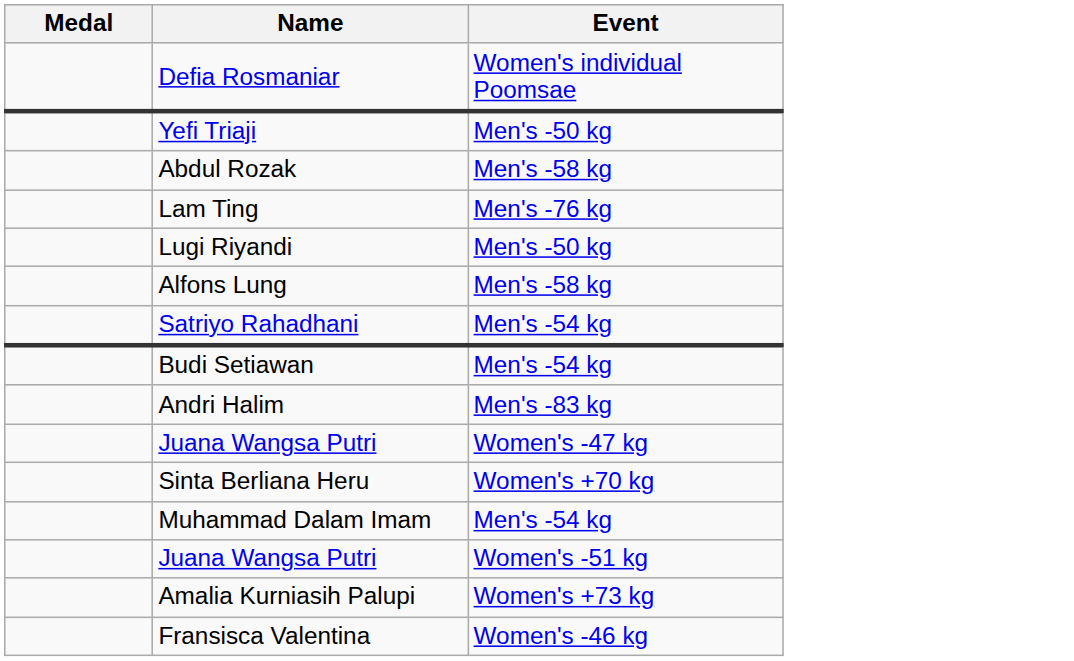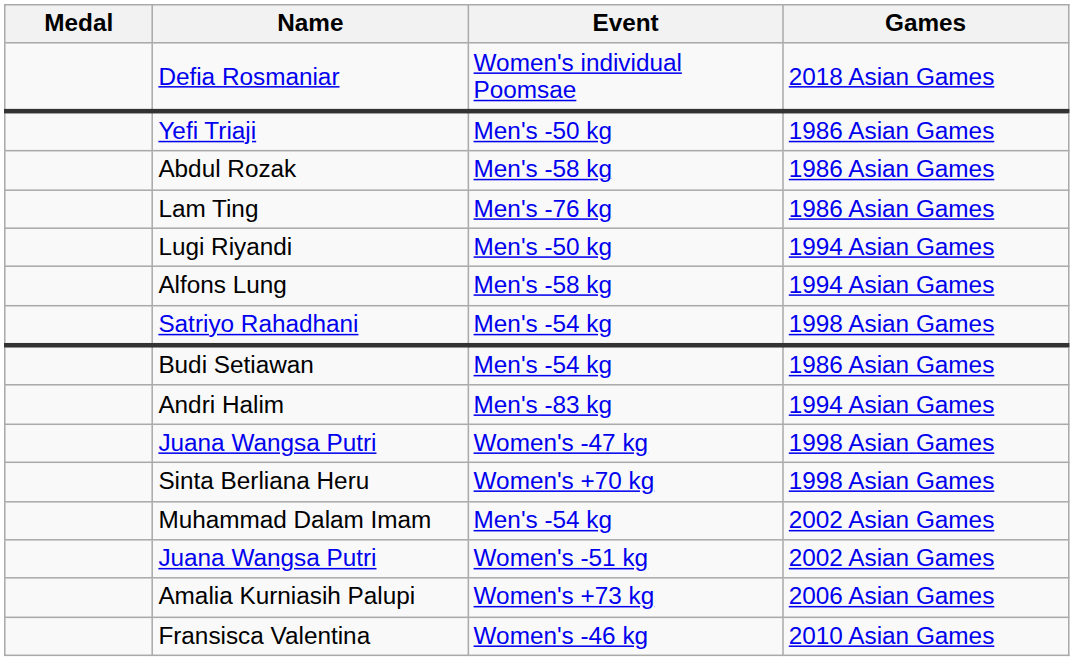+ column: (926, 23)
